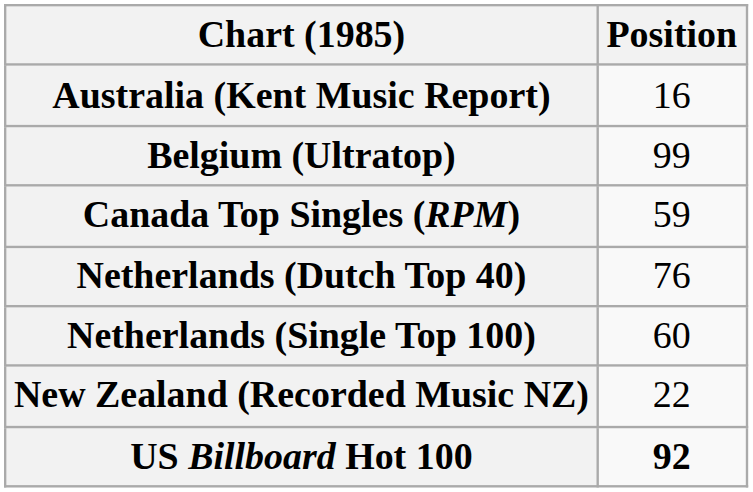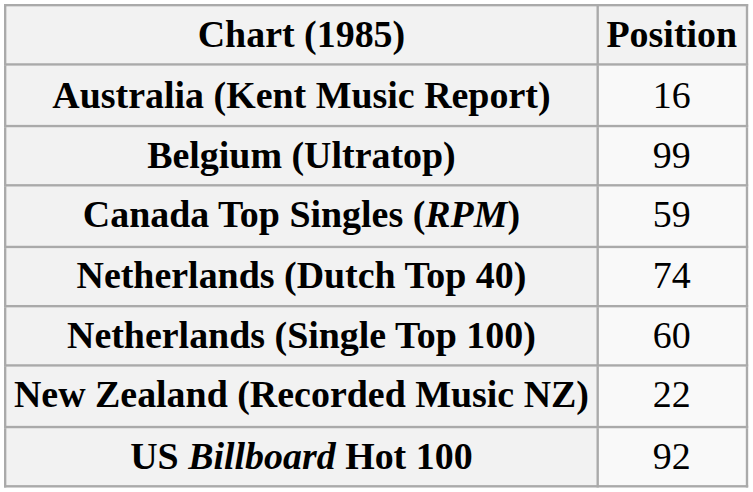(672, 275) 76 -> (672, 275) 74
(672, 455) bold -> (672, 455) normal
